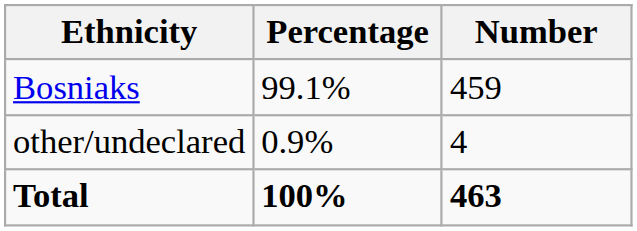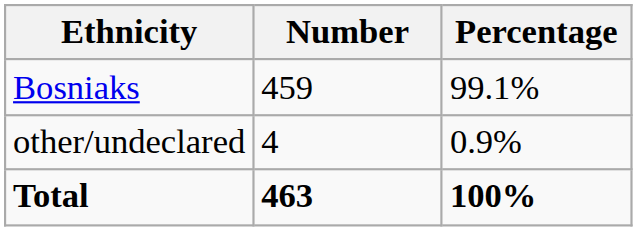columns swapped: (536, 31) <-> (348, 31)
